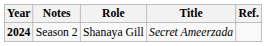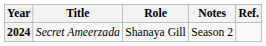columns swapped: (191, 13) <-> (57, 13)
